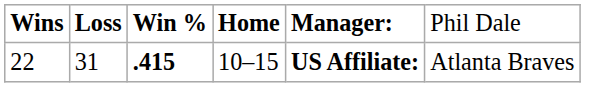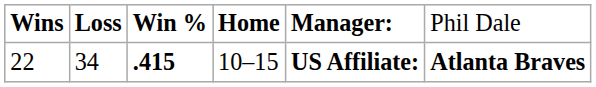(87, 61) 31 -> (87, 61) 34
(502, 61) normal -> (508, 61) bold
